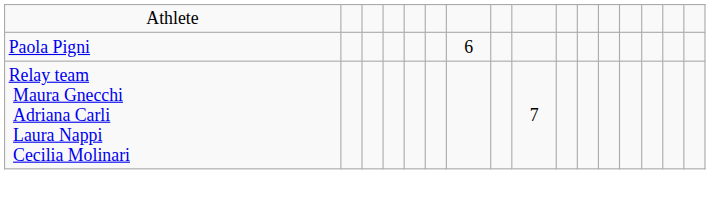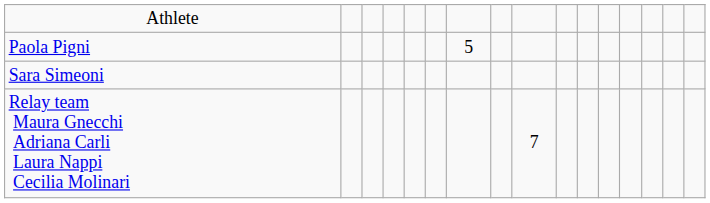(469, 46) 6 -> (469, 46) 5
+ row: (56, 74)
